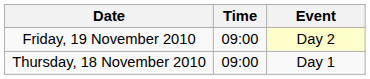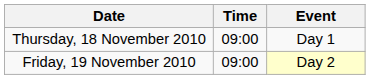rows swapped: (109, 62) <-> (109, 39)
